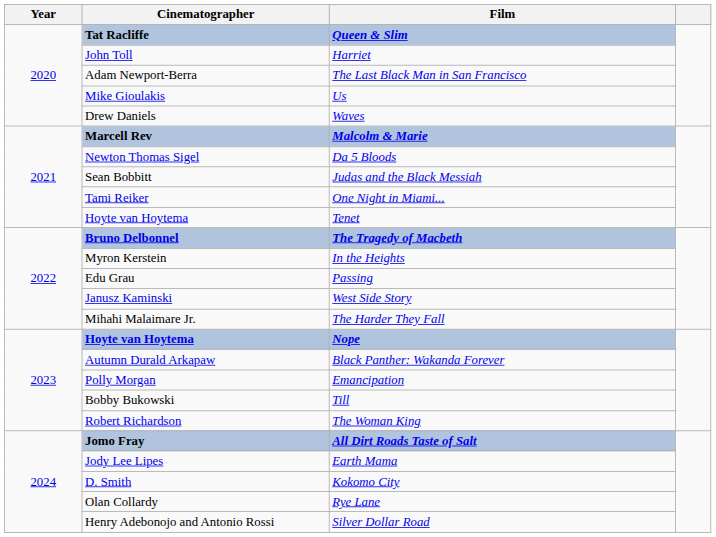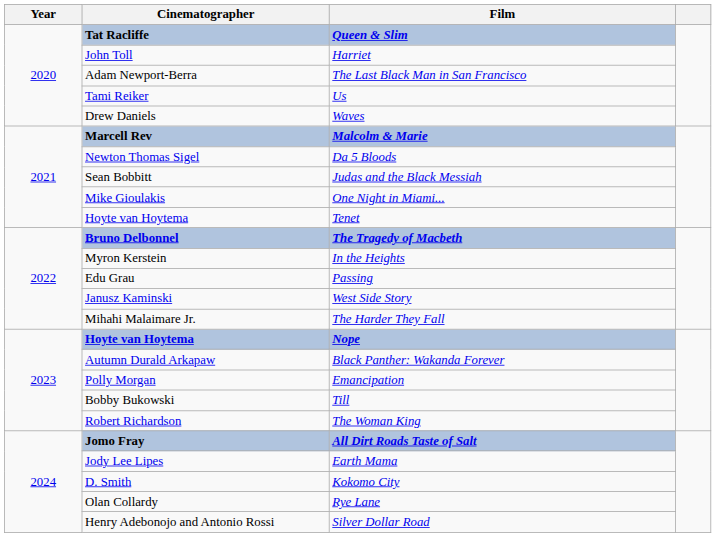(125, 95) Mike Gioulakis -> (117, 95) Tami Reiker
(117, 197) Tami Reiker -> (125, 197) Mike Gioulakis
